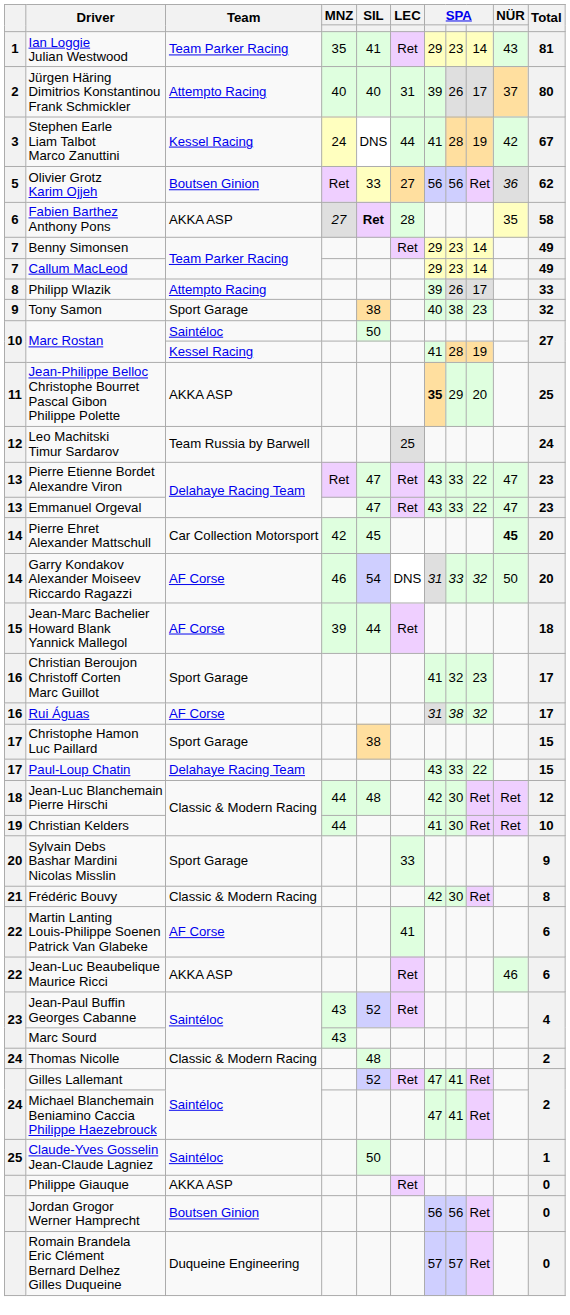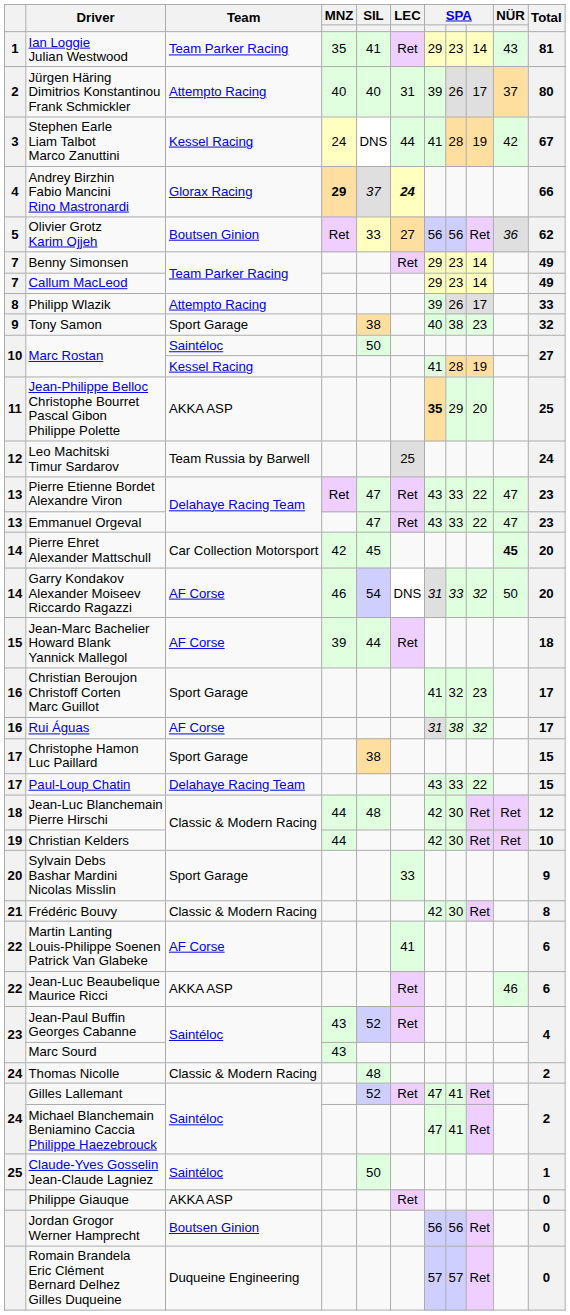+ row: (79, 191)
- row: (73, 219)
(435, 825) 41 -> (435, 840) 42
